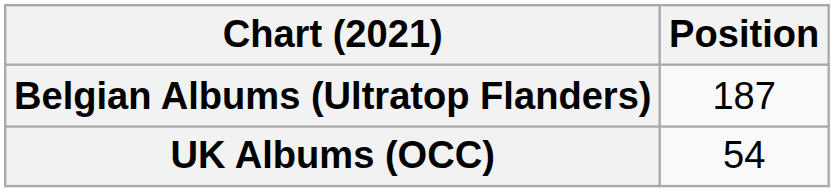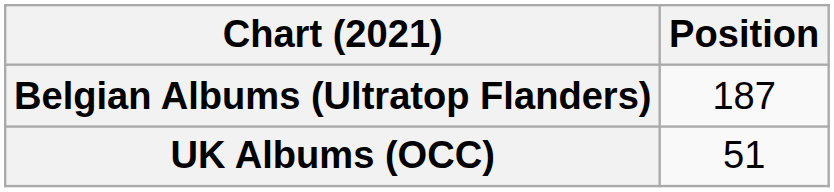(744, 155) 54 -> (744, 155) 51
